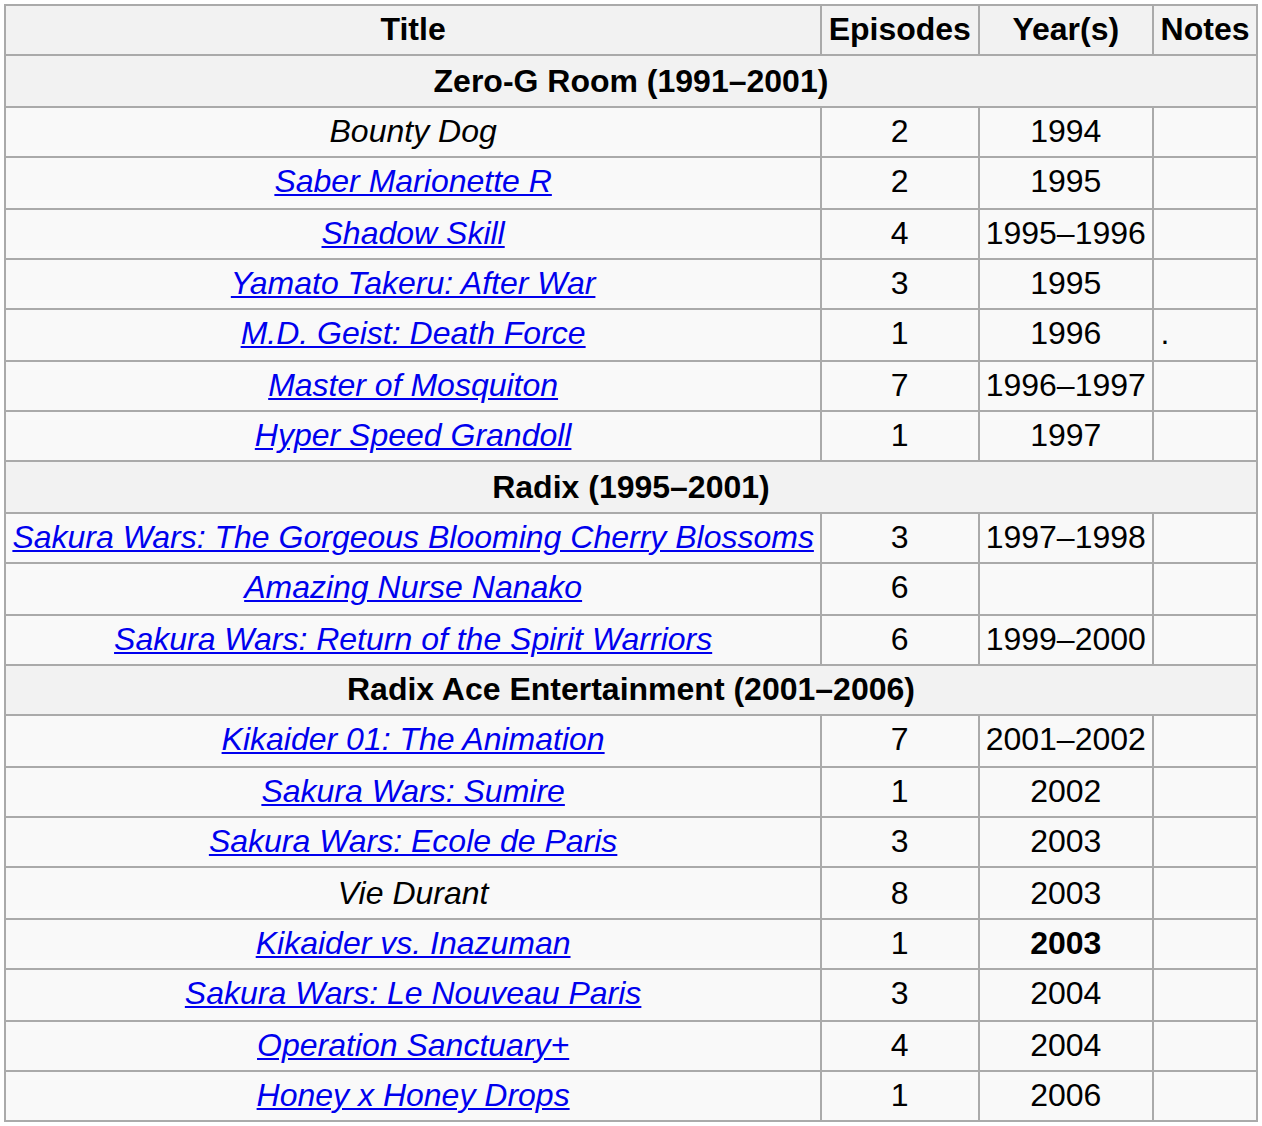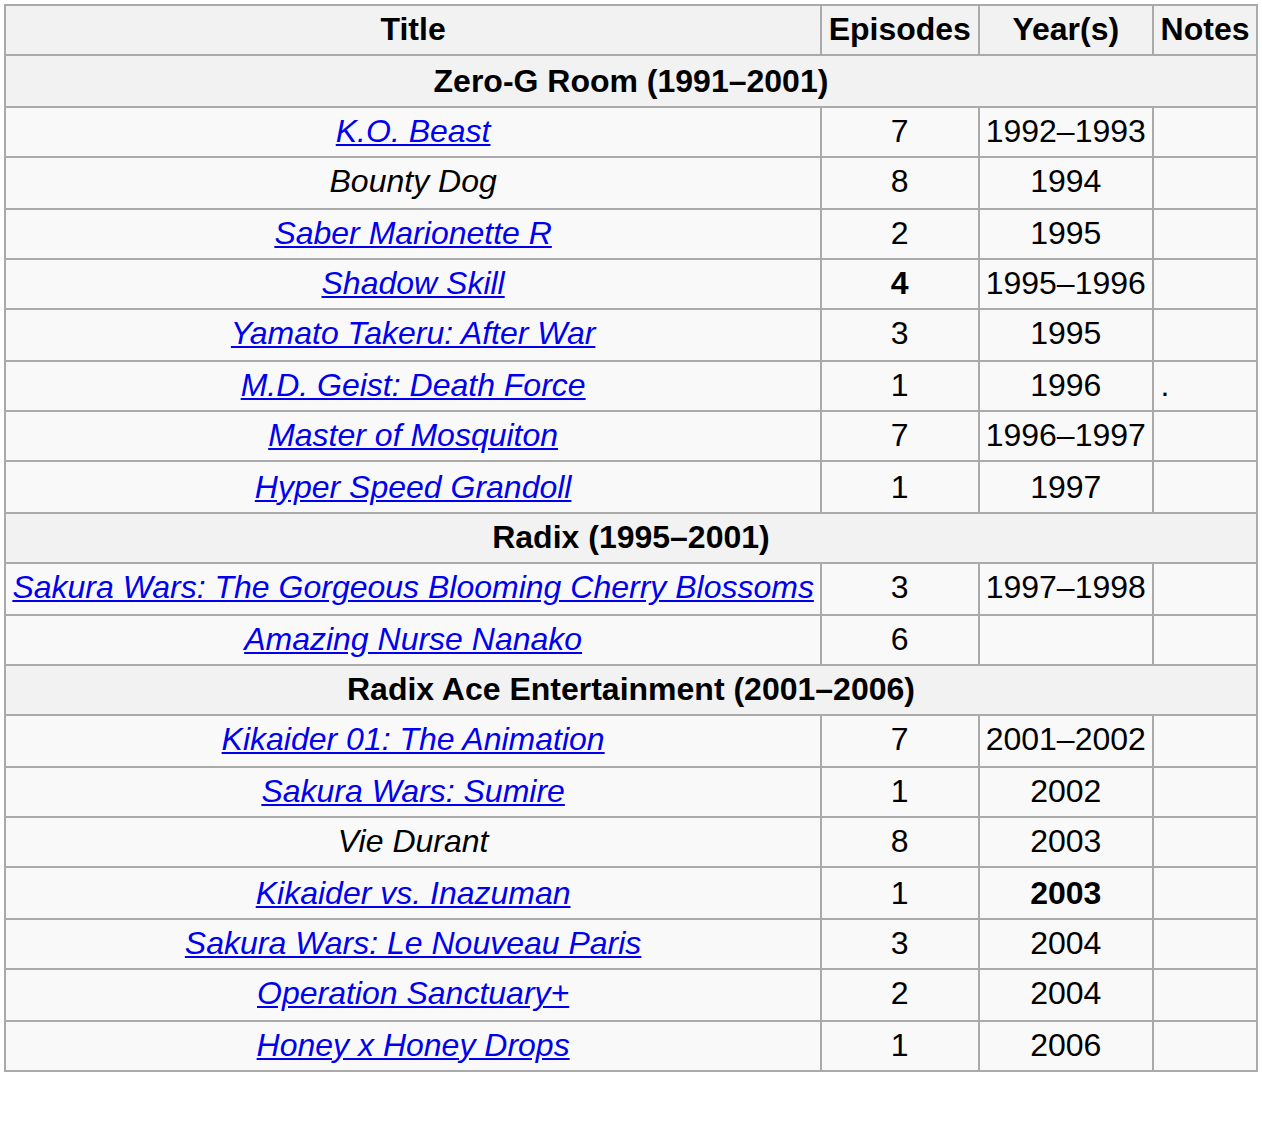+ row: (413, 131)
(900, 131) 2 -> (900, 182) 8
(900, 232) normal -> (900, 283) bold
- row: (413, 638)
- row: (413, 841)
(900, 1044) 4 -> (900, 994) 2
